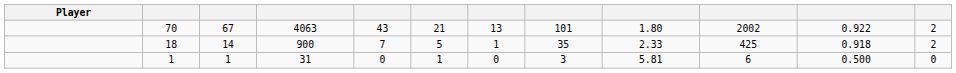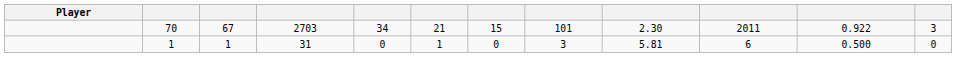(305, 28) 4063 -> (305, 28) 2703
(382, 28) 43 -> (382, 28) 34
(496, 28) 13 -> (496, 28) 15
(651, 28) 1.80 -> (651, 28) 2.30
(748, 28) 2002 -> (748, 28) 2011
(933, 28) 2 -> (933, 28) 3
- row: (171, 44)
